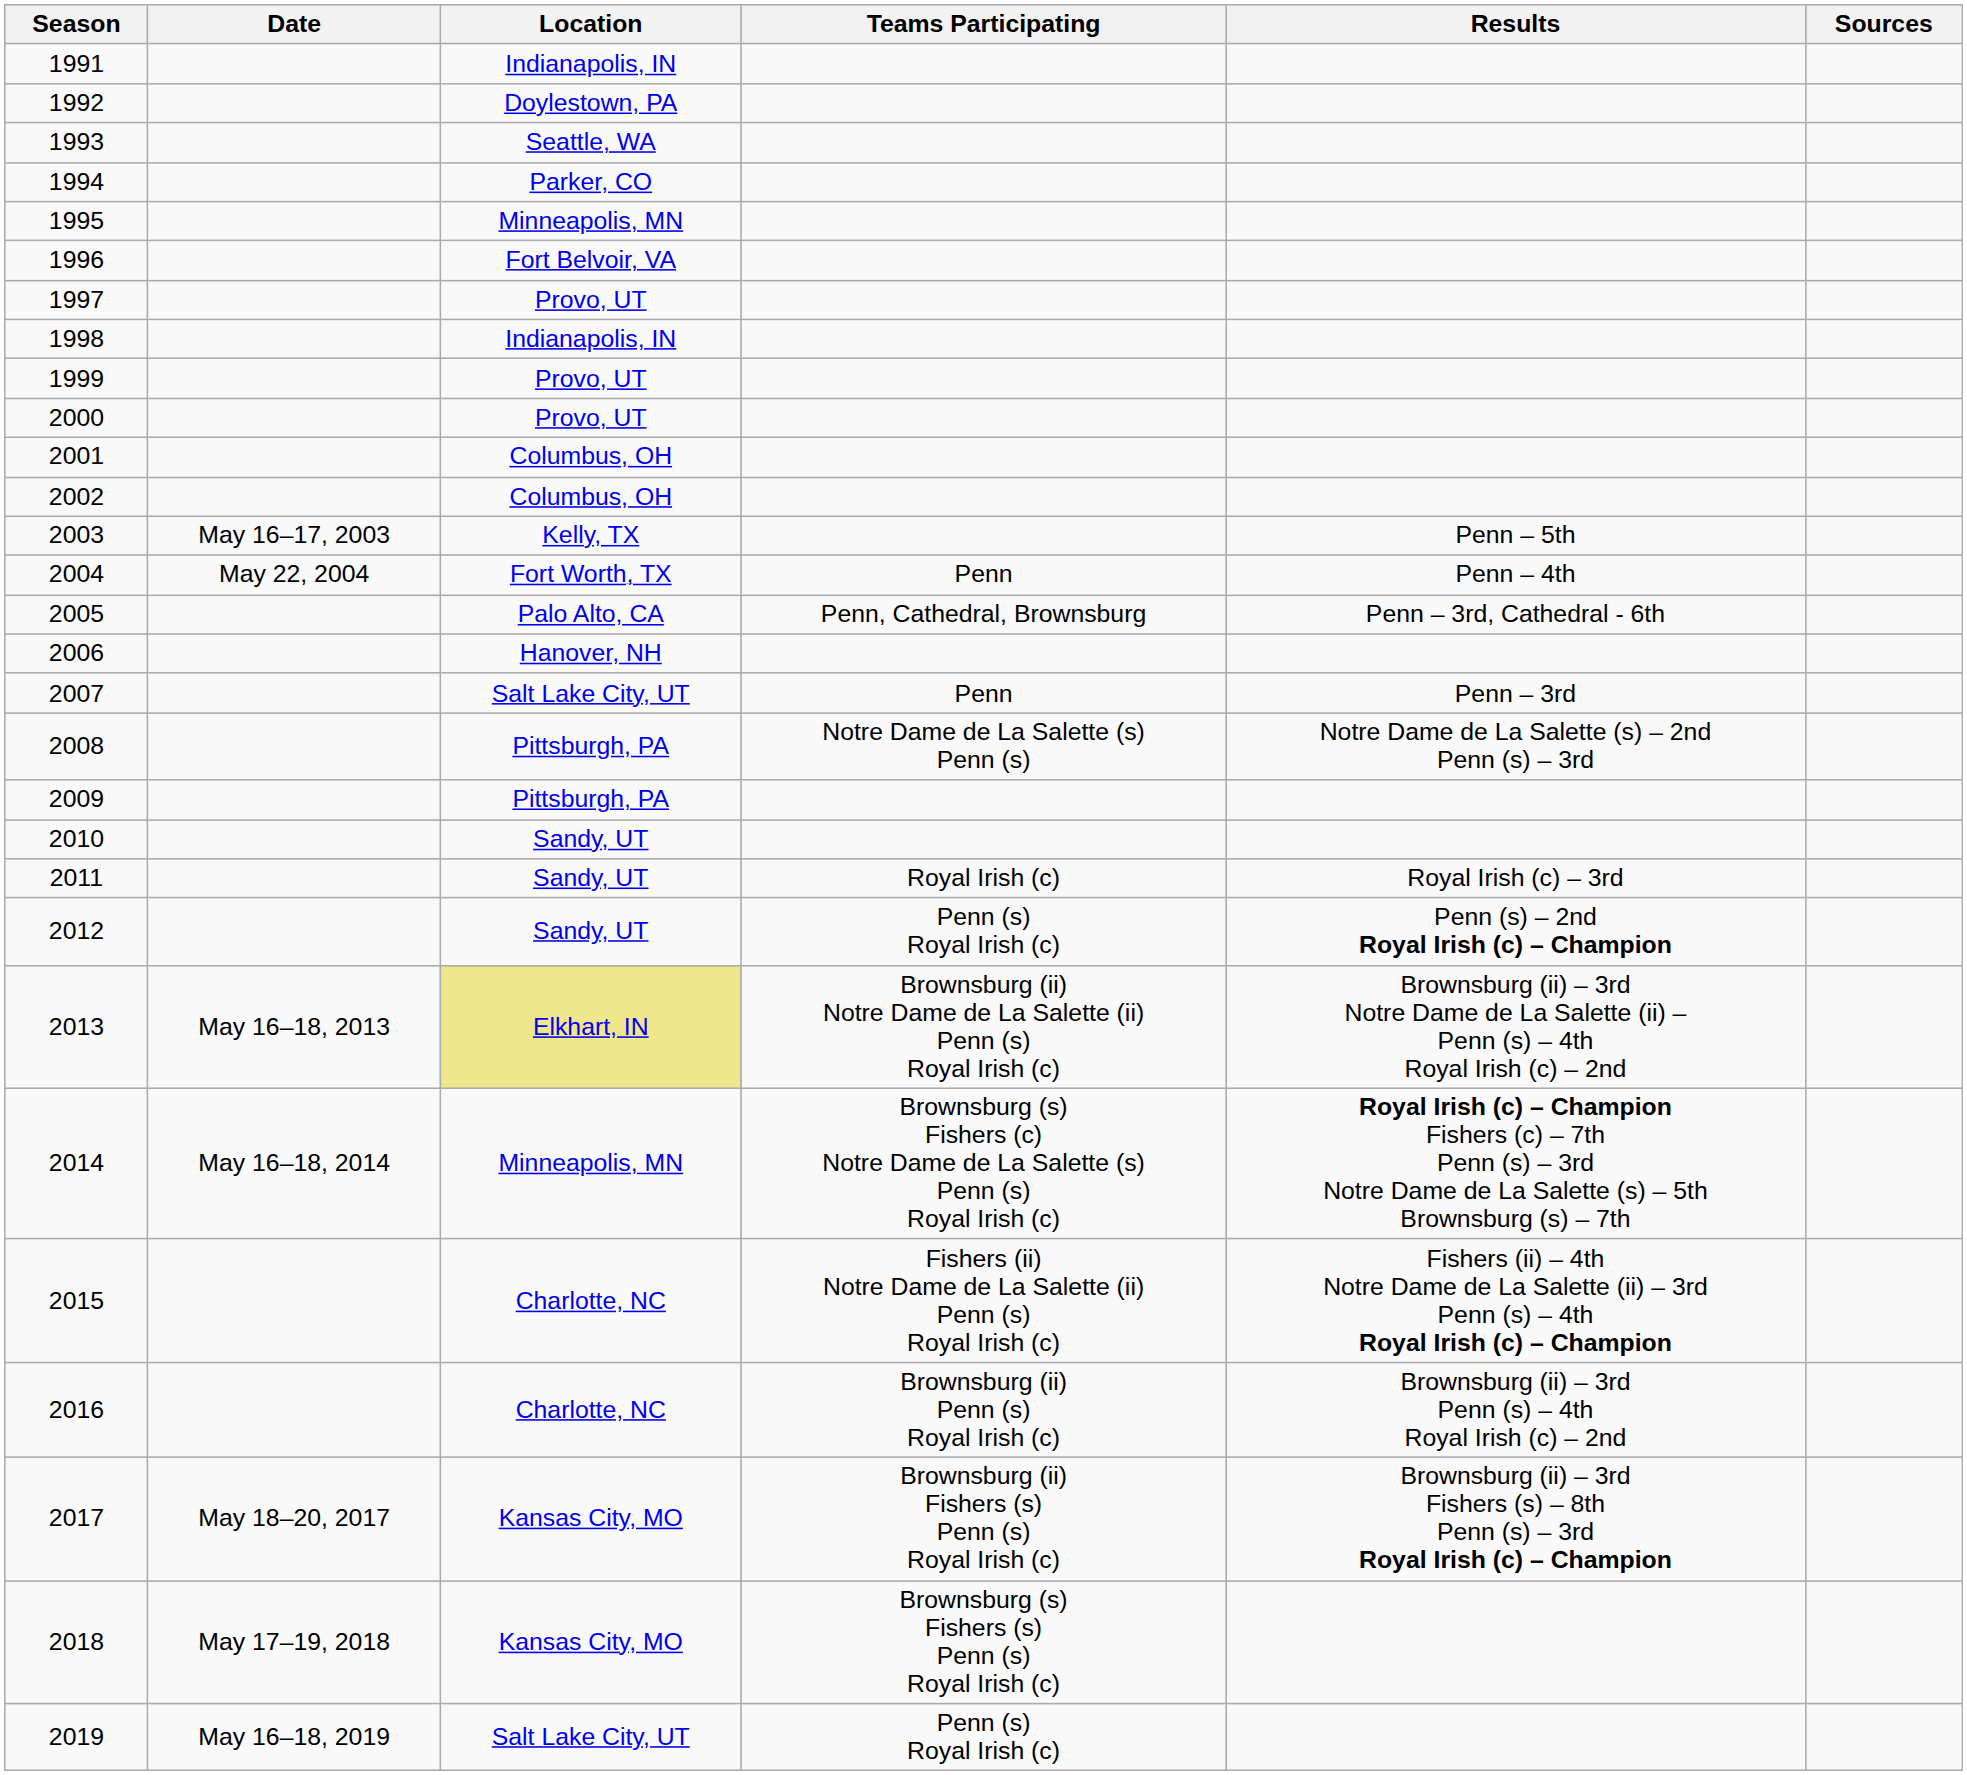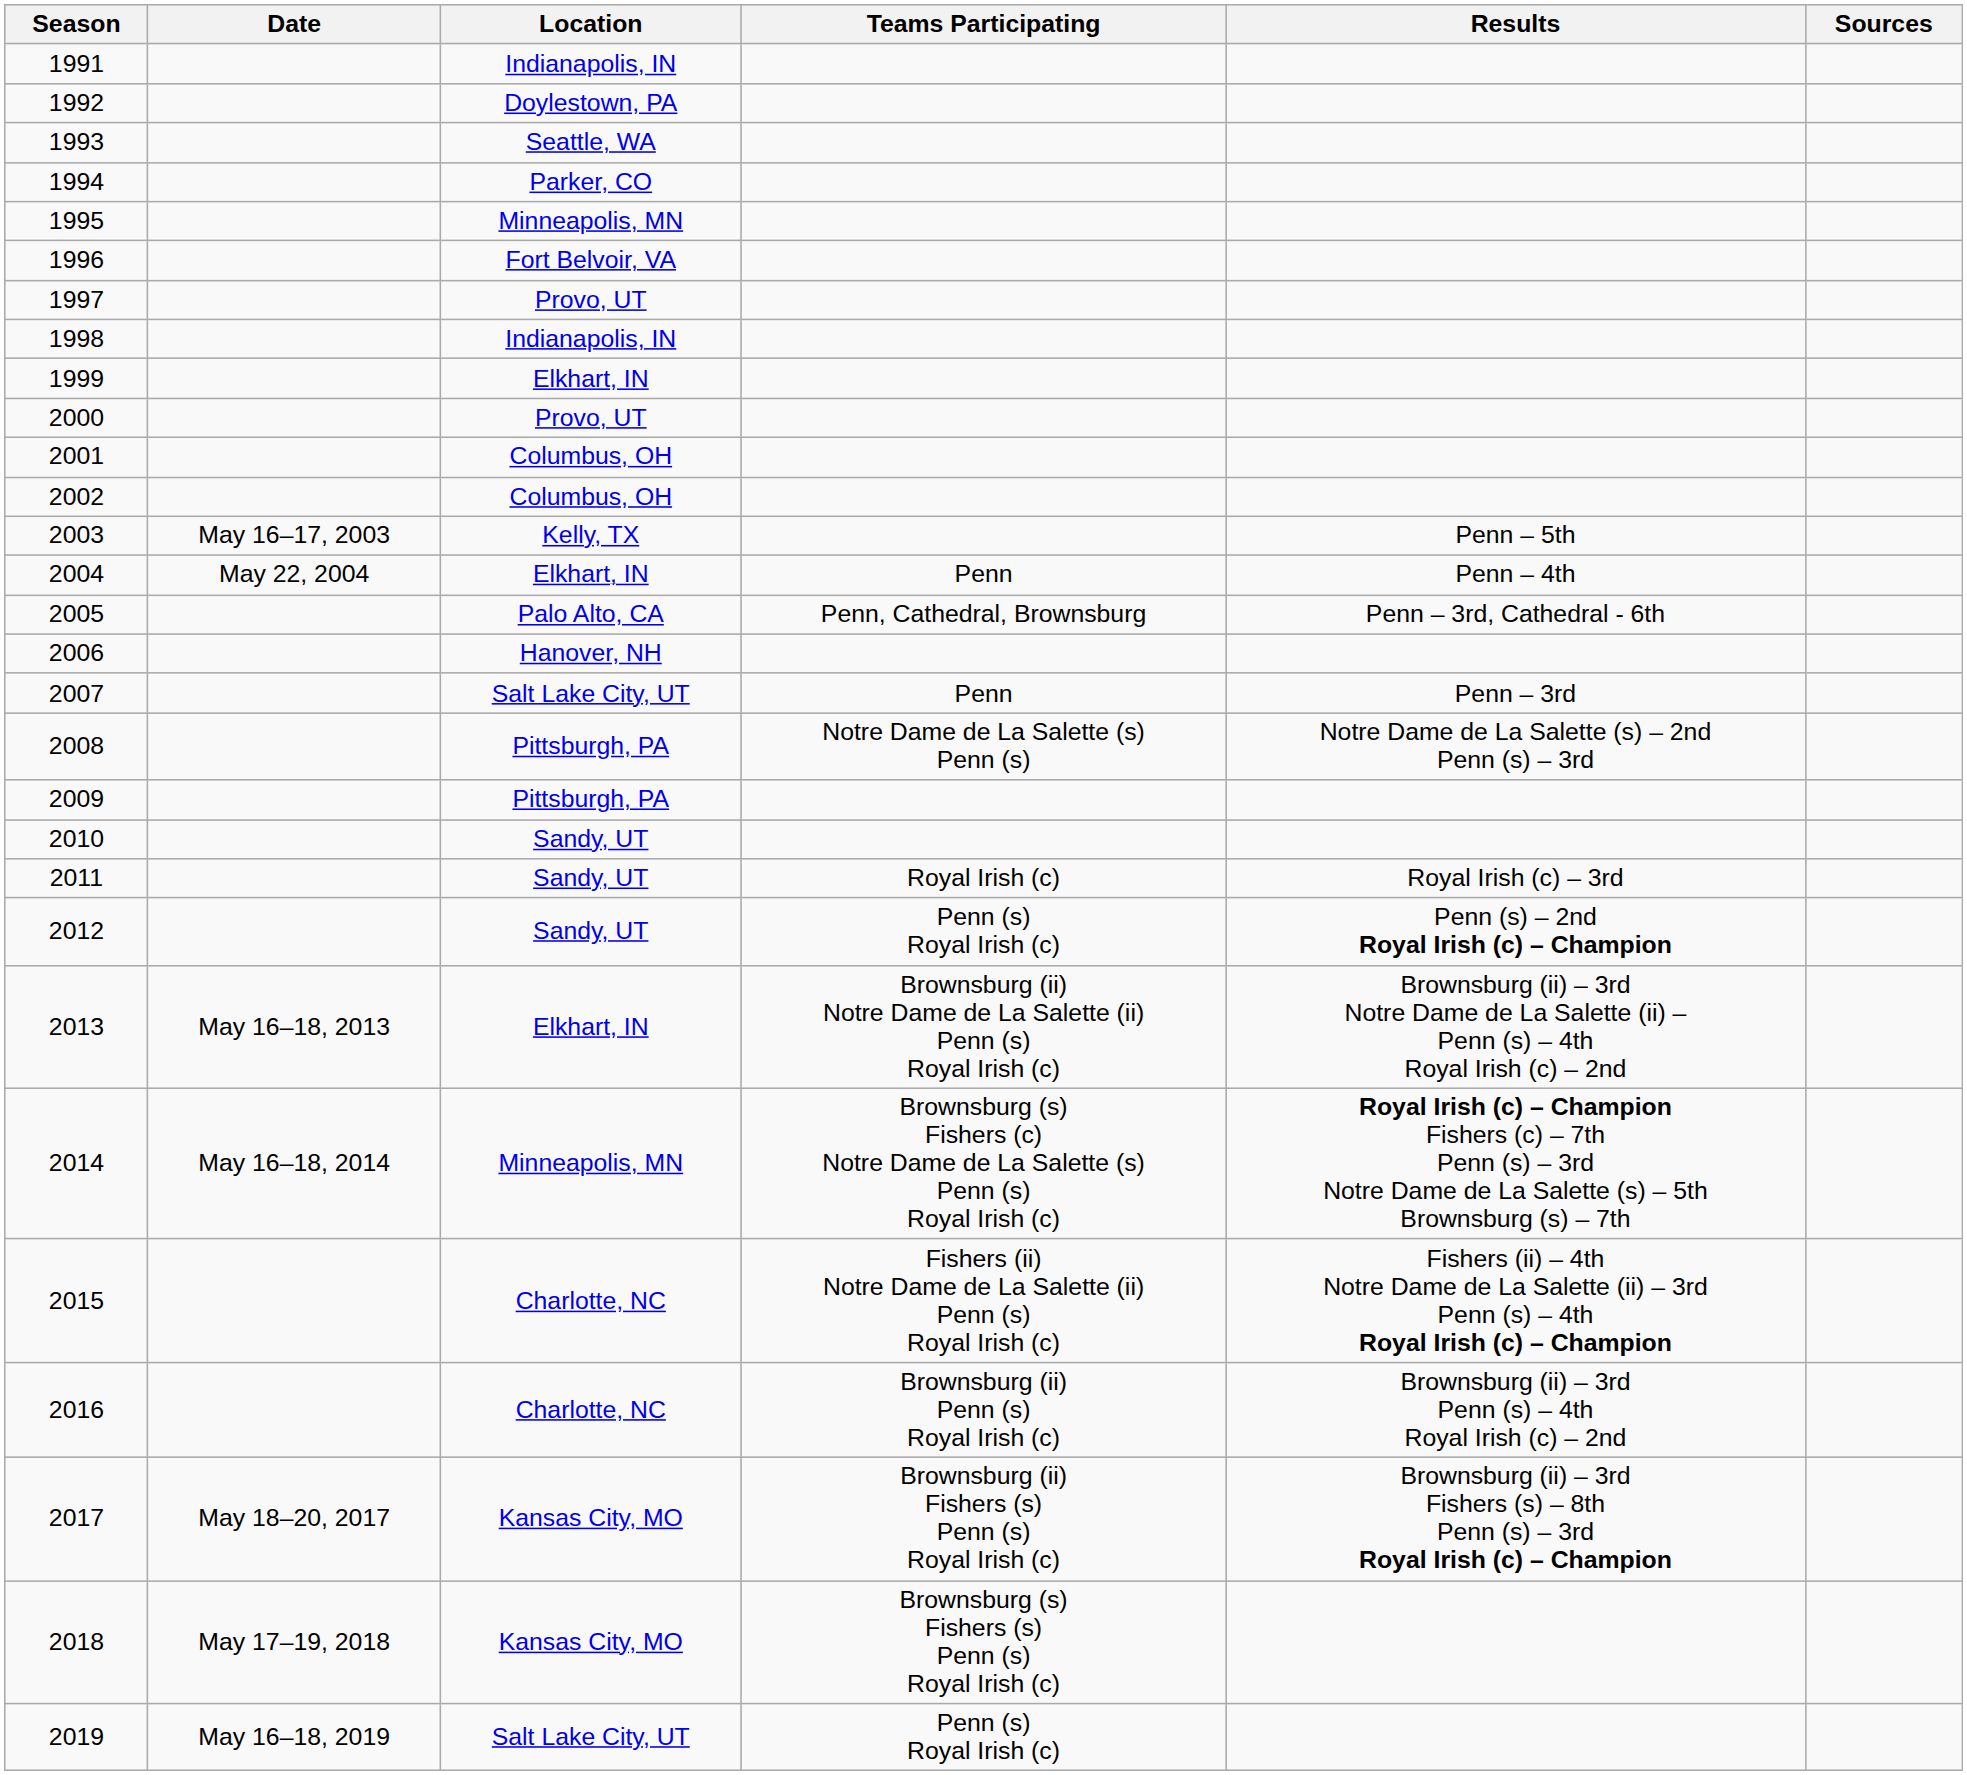(591, 378) Provo, UT -> (591, 378) Elkhart, IN
(591, 574) Fort Worth, TX -> (591, 574) Elkhart, IN
(591, 1026) khaki background -> (591, 1026) no background
